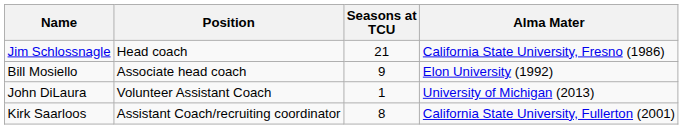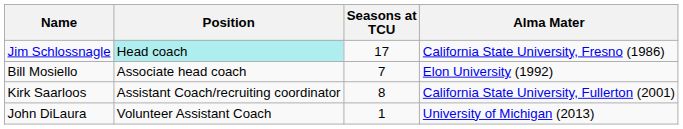(152, 51) no background -> (152, 51) paleturquoise background
(382, 51) 21 -> (382, 51) 17
(382, 72) 9 -> (382, 72) 7
rows swapped: (47, 114) <-> (47, 93)
